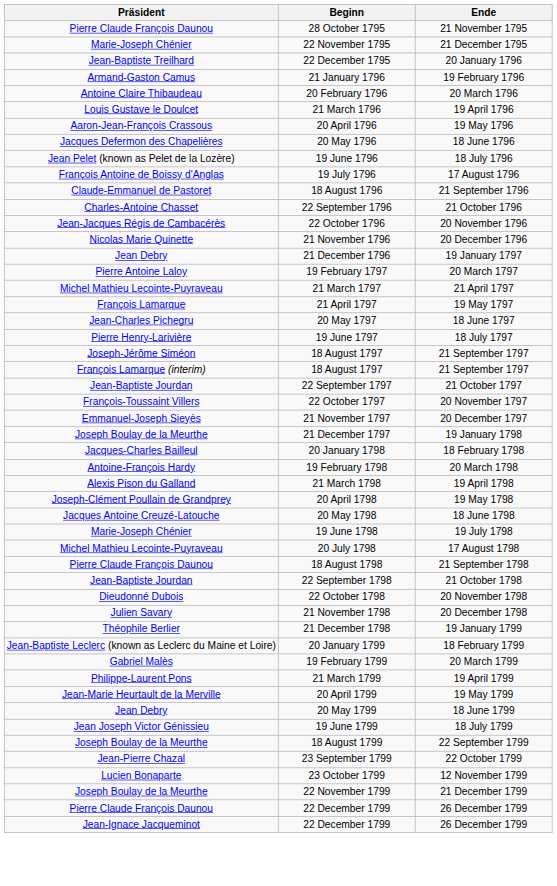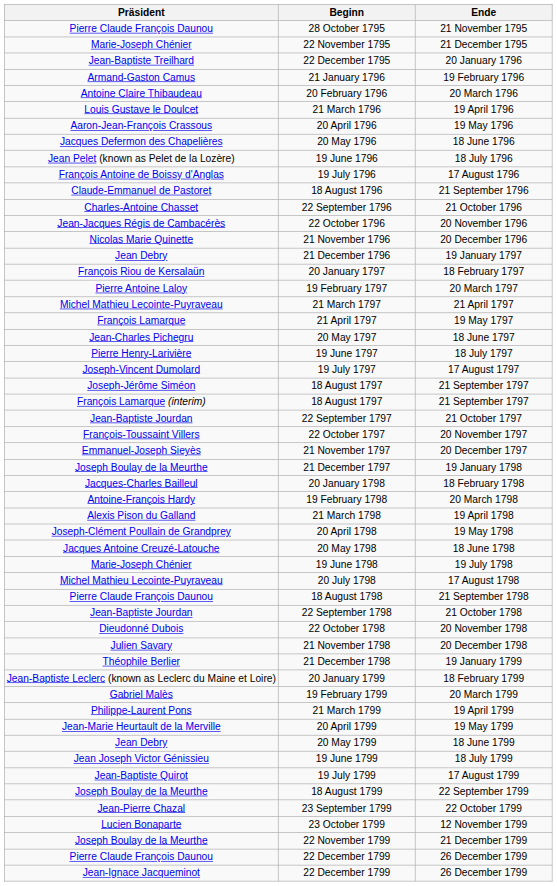+ row: (141, 272)
+ row: (141, 369)
+ row: (141, 775)
